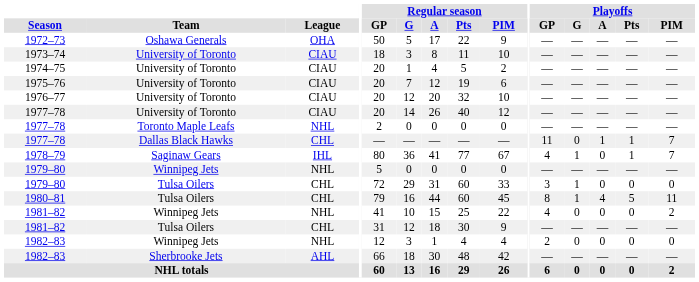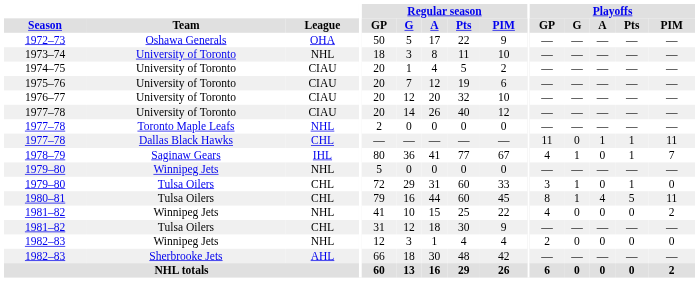(322, 54) CIAU -> (322, 54) NHL
(672, 140) 7 -> (672, 140) 11
(632, 184) 0 -> (632, 184) 1
